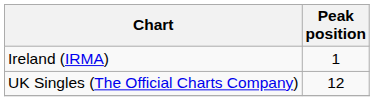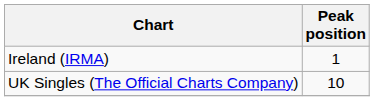(336, 83) 12 -> (336, 83) 10
